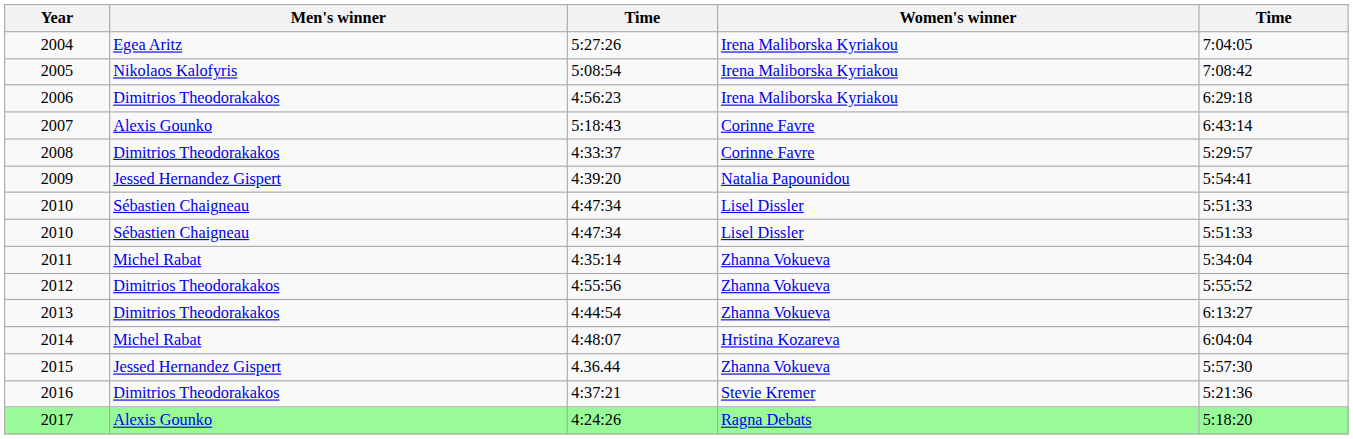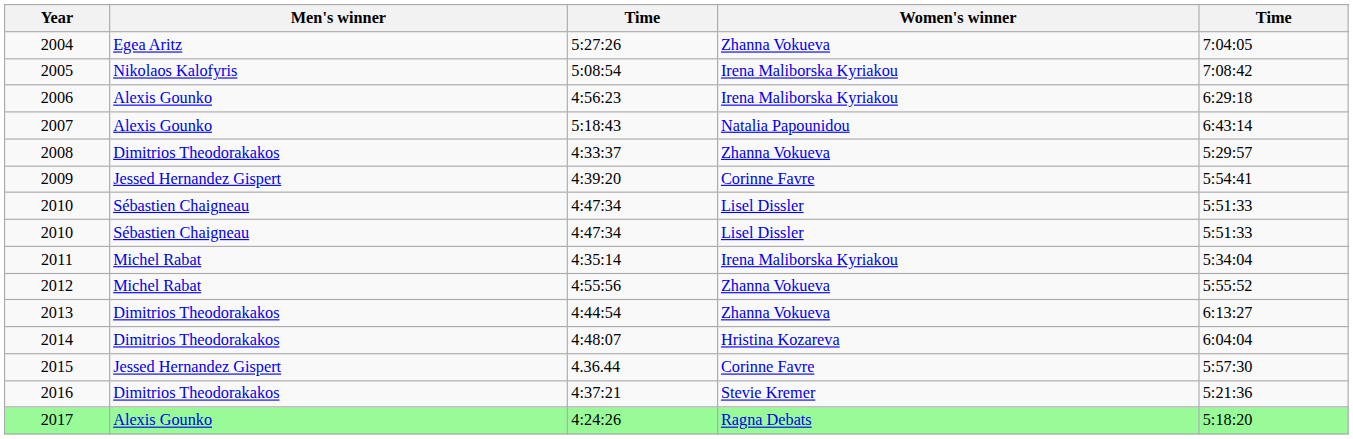(809, 45) Irena Maliborska Kyriakou -> (776, 45) Zhanna Vokueva
(196, 98) Dimitrios Theodorakakos -> (163, 98) Alexis Gounko
(768, 125) Corinne Favre -> (785, 125) Natalia Papounidou
(768, 152) Corinne Favre -> (776, 152) Zhanna Vokueva
(785, 179) Natalia Papounidou -> (768, 179) Corinne Favre
(776, 259) Zhanna Vokueva -> (809, 259) Irena Maliborska Kyriakou
(196, 286) Dimitrios Theodorakakos -> (157, 286) Michel Rabat
(157, 340) Michel Rabat -> (196, 340) Dimitrios Theodorakakos
(776, 367) Zhanna Vokueva -> (768, 367) Corinne Favre
